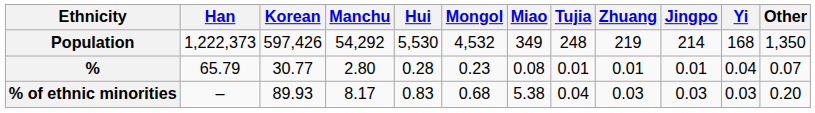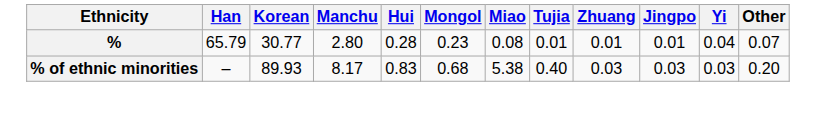- row: (93, 42)
(573, 94) 0.04 -> (552, 68) 0.40
